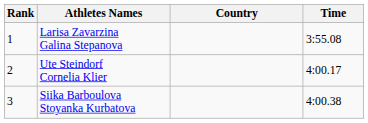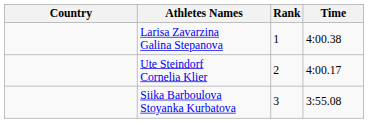columns swapped: (21, 13) <-> (237, 13)
(324, 38) 3:55.08 -> (324, 38) 4:00.38
(324, 102) 4:00.38 -> (324, 102) 3:55.08
